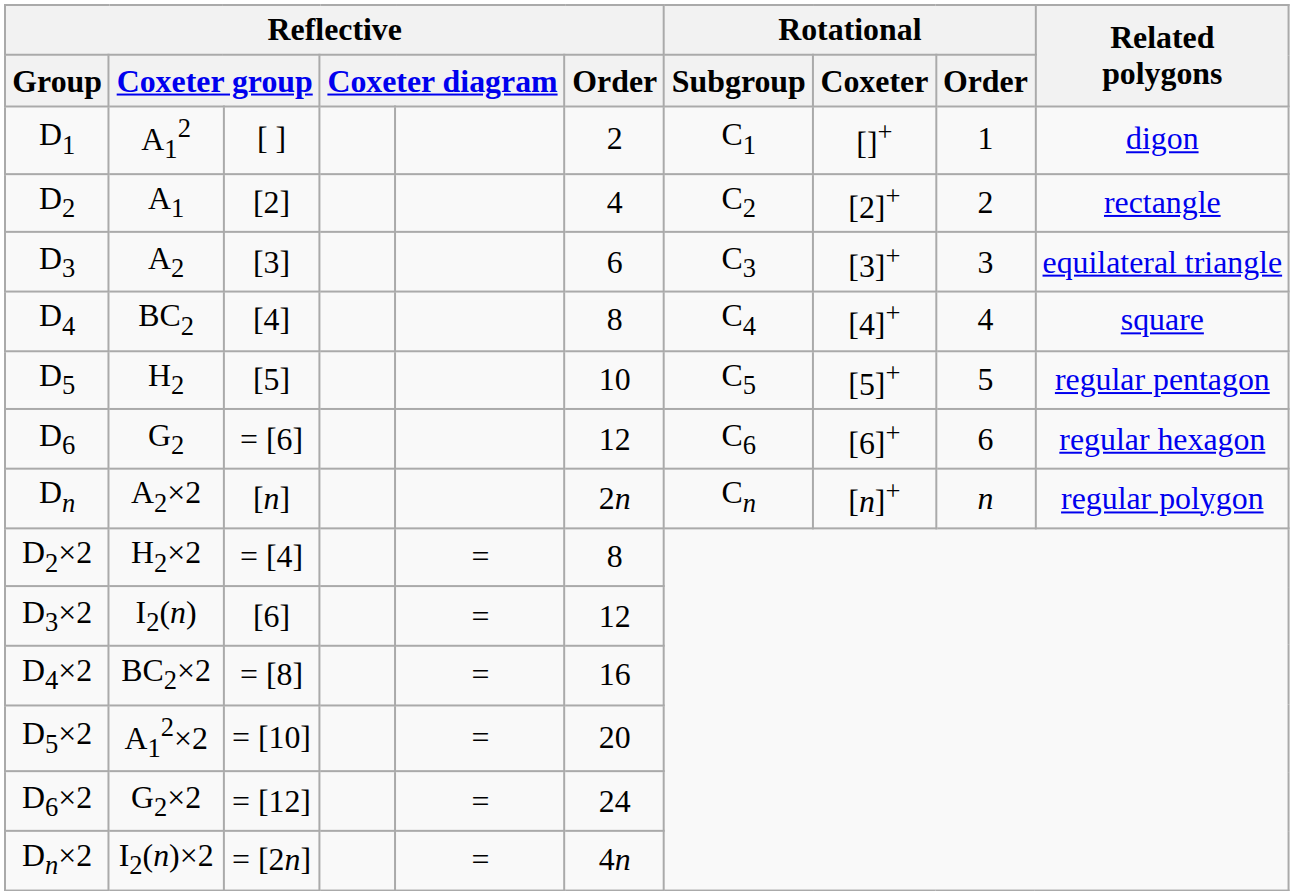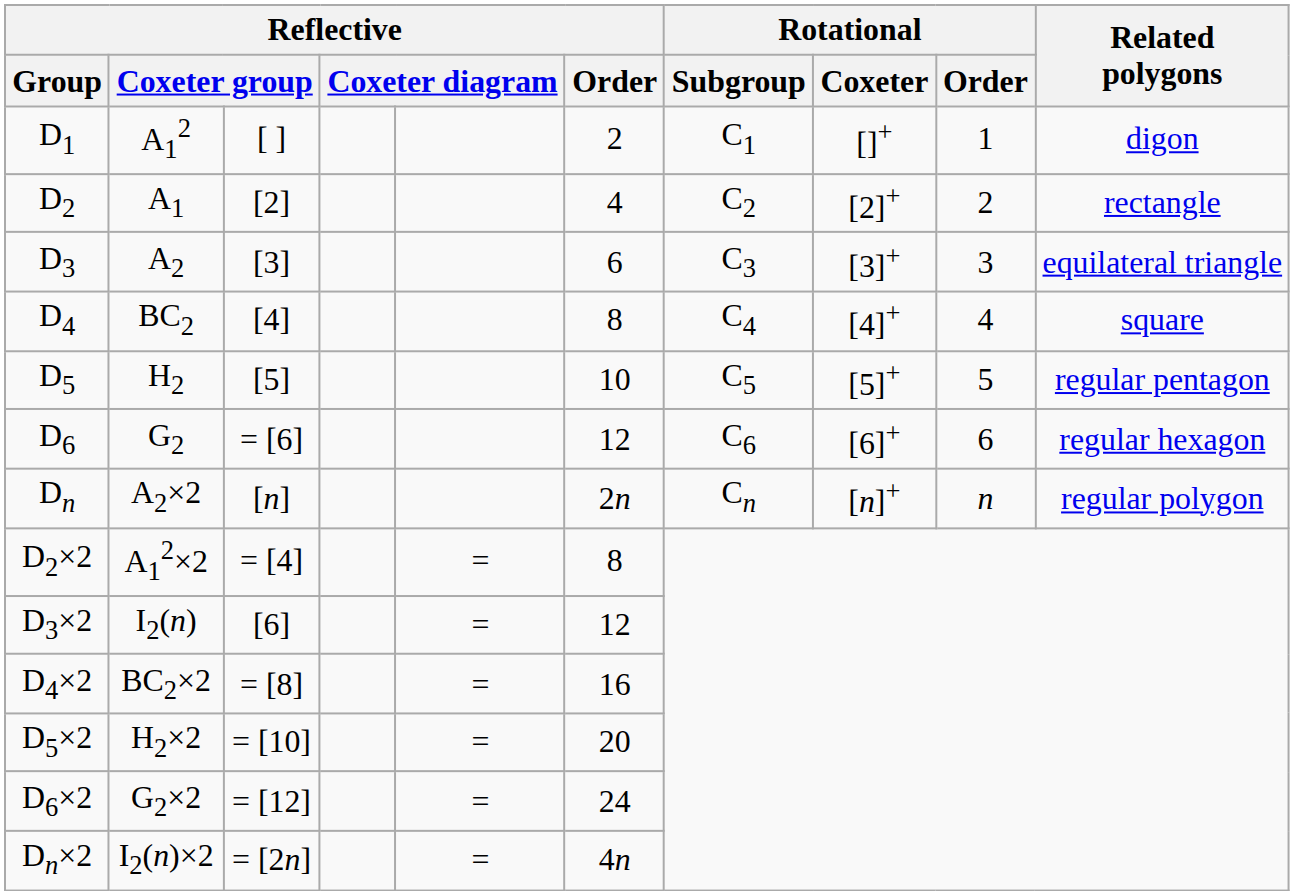(166, 557) H2×2 -> (166, 561) A12×2
(166, 737) A12×2 -> (166, 742) H2×2
